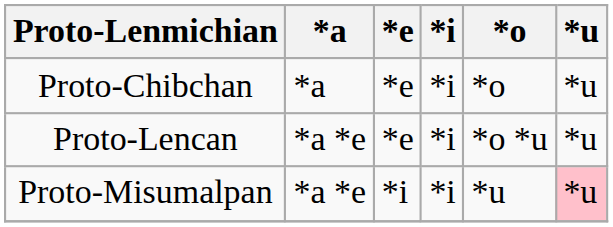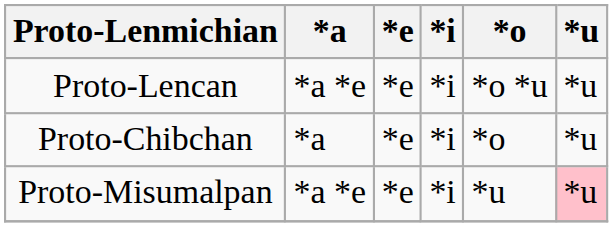rows swapped: (145, 85) <-> (145, 138)
(395, 192) *i -> (398, 192) *e
